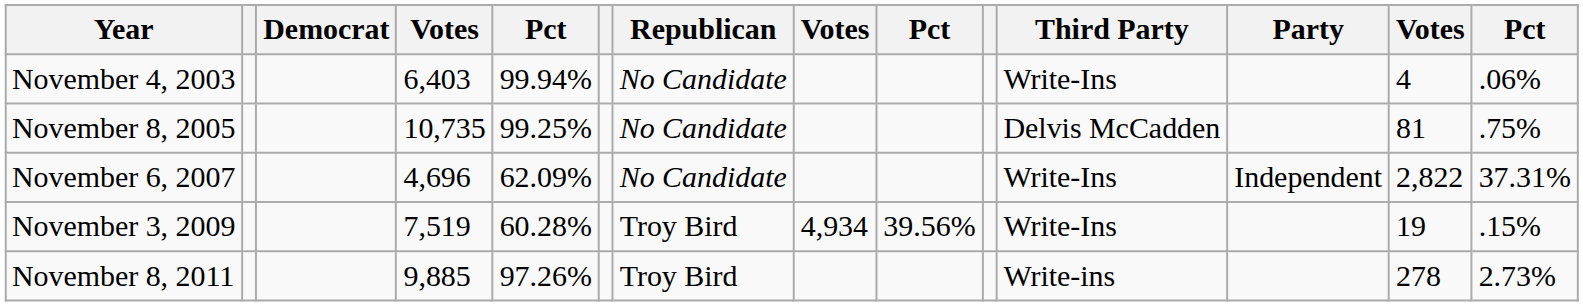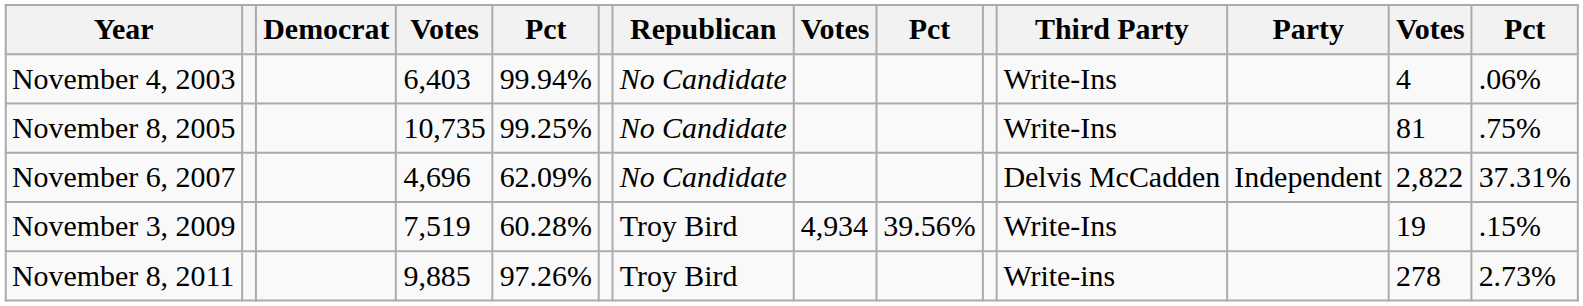(1112, 127) Delvis McCadden -> (1060, 127) Write-Ins
(1060, 177) Write-Ins -> (1112, 177) Delvis McCadden
